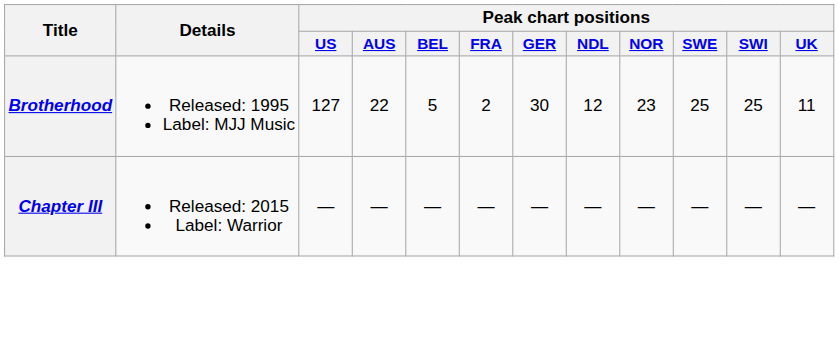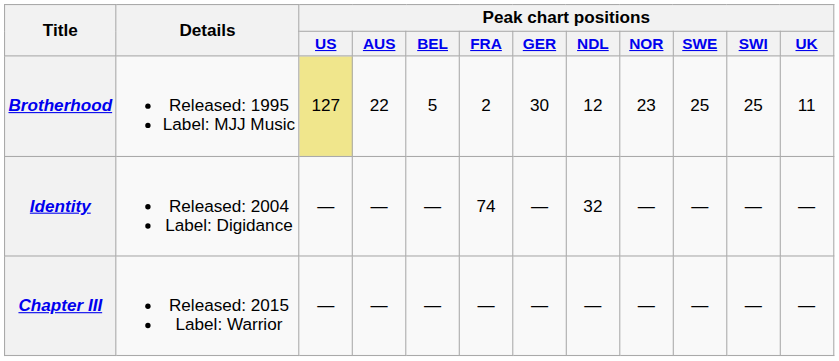(326, 105) no background -> (326, 105) khaki background
+ row: (60, 205)
